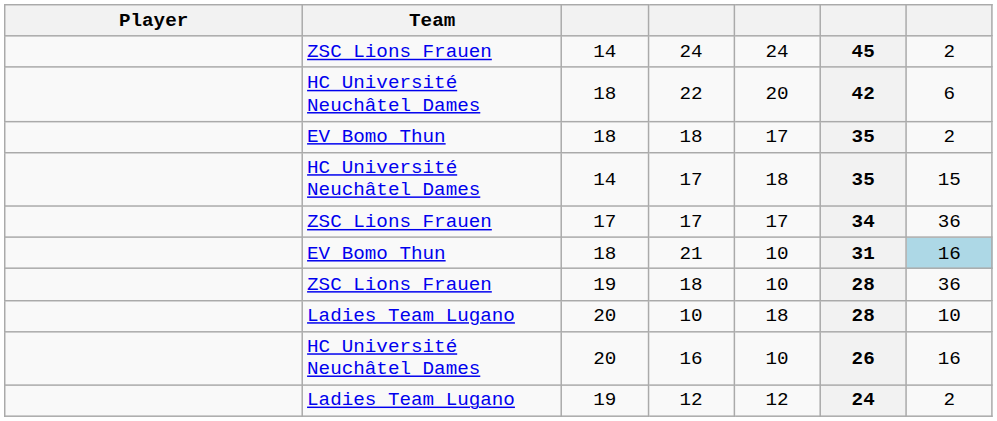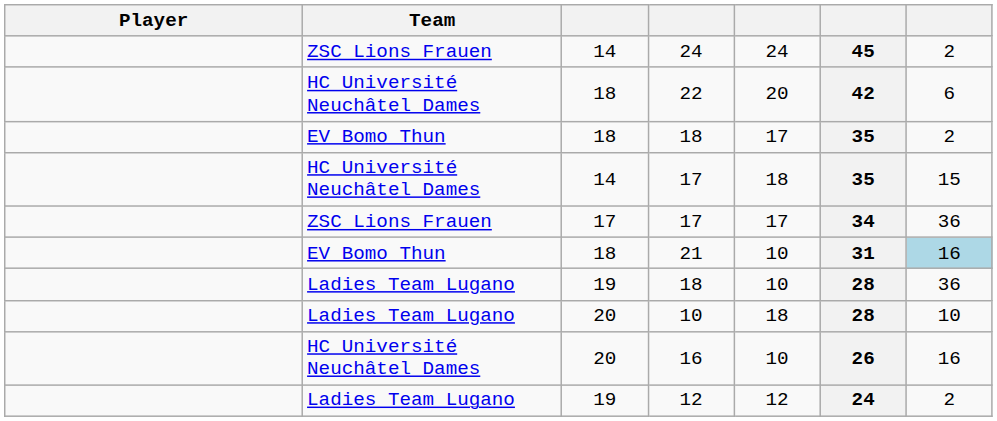(399, 284) ZSC Lions Frauen -> (411, 284) Ladies Team Lugano
